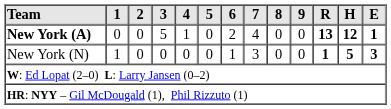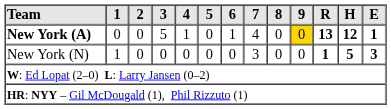(232, 34) 2 -> (232, 34) 1
(302, 34) no background -> (302, 34) gold background
(232, 54) 1 -> (232, 54) 0
